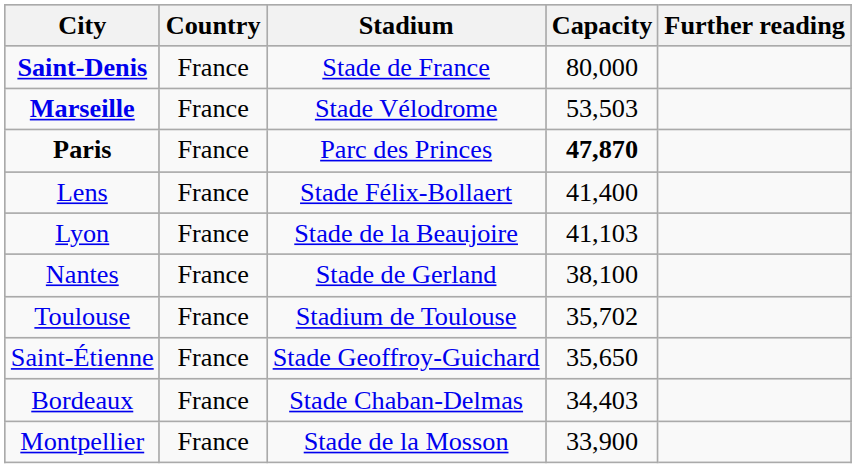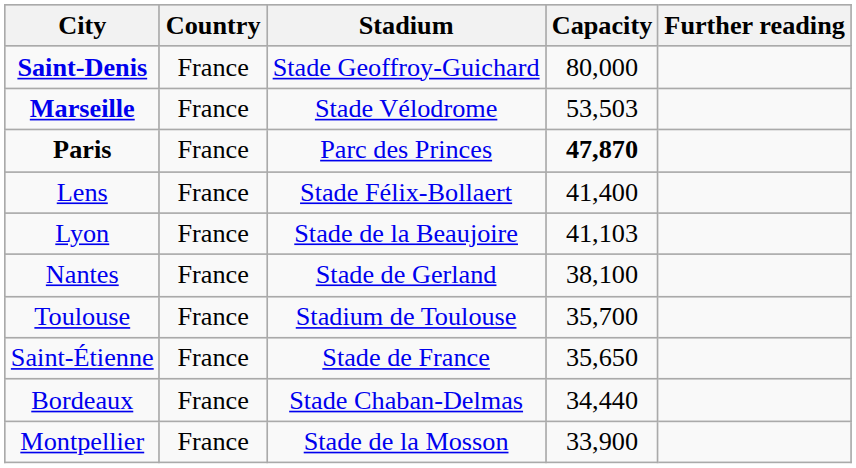(406, 66) Stade de France -> (406, 66) Stade Geoffroy-Guichard
(602, 316) 35,702 -> (602, 316) 35,700
(406, 358) Stade Geoffroy-Guichard -> (406, 358) Stade de France
(602, 399) 34,403 -> (602, 399) 34,440
